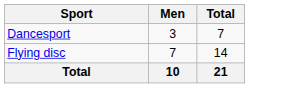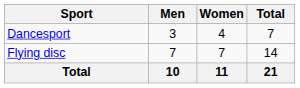+ column: (222, 14)
